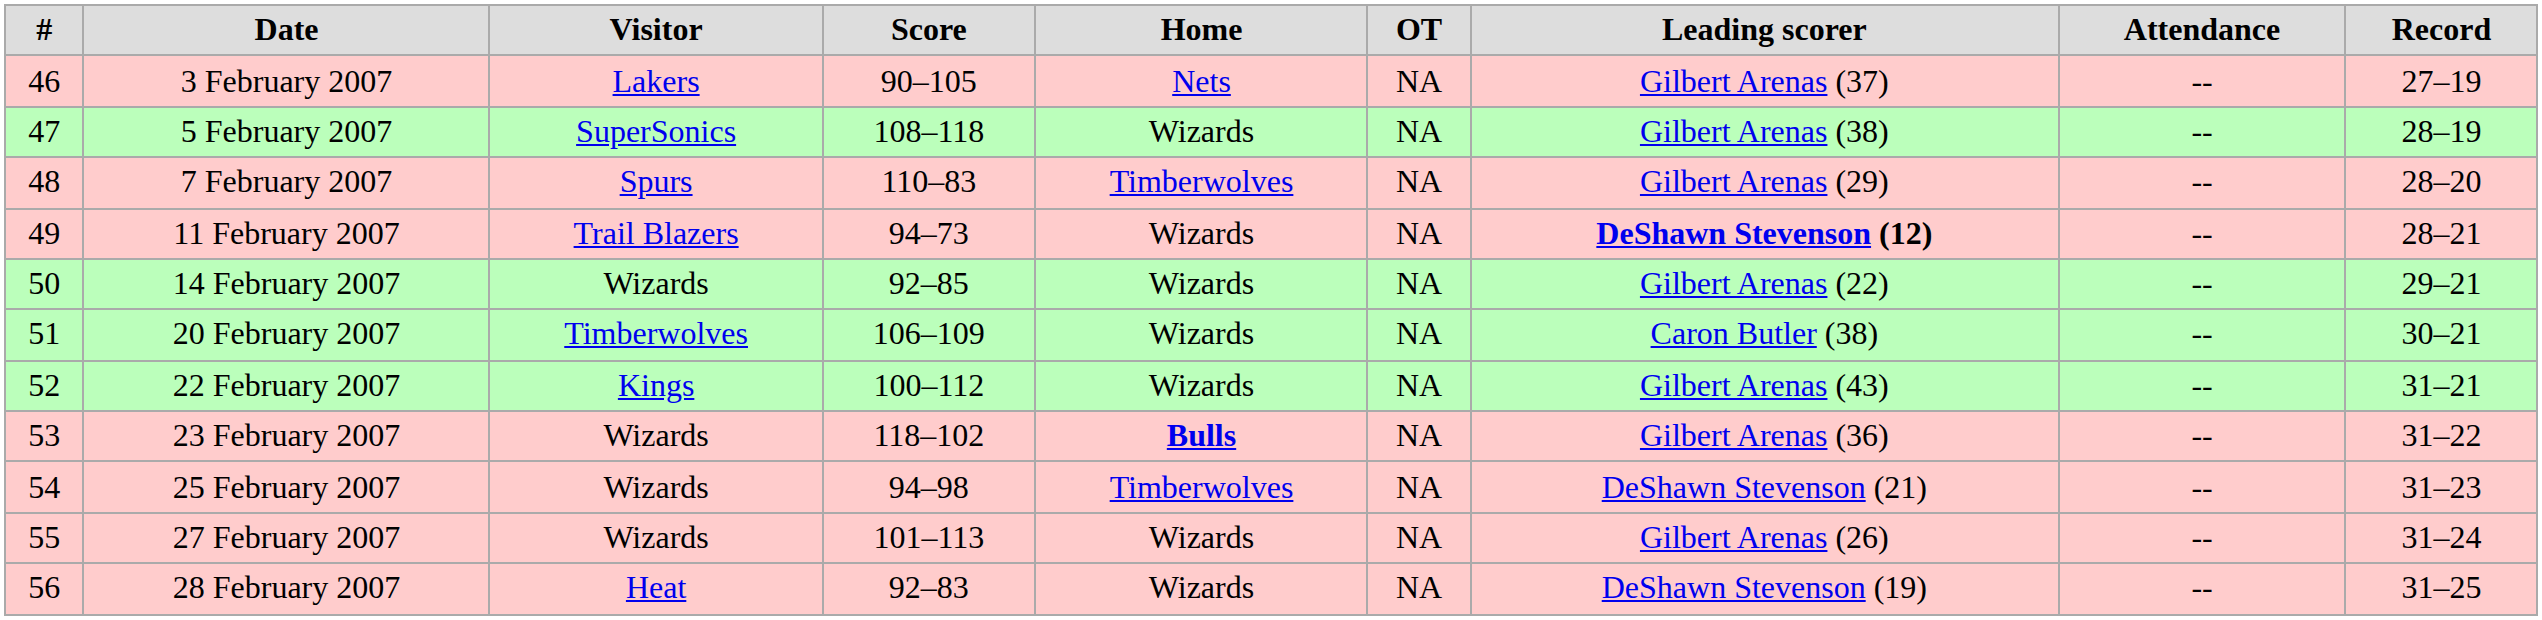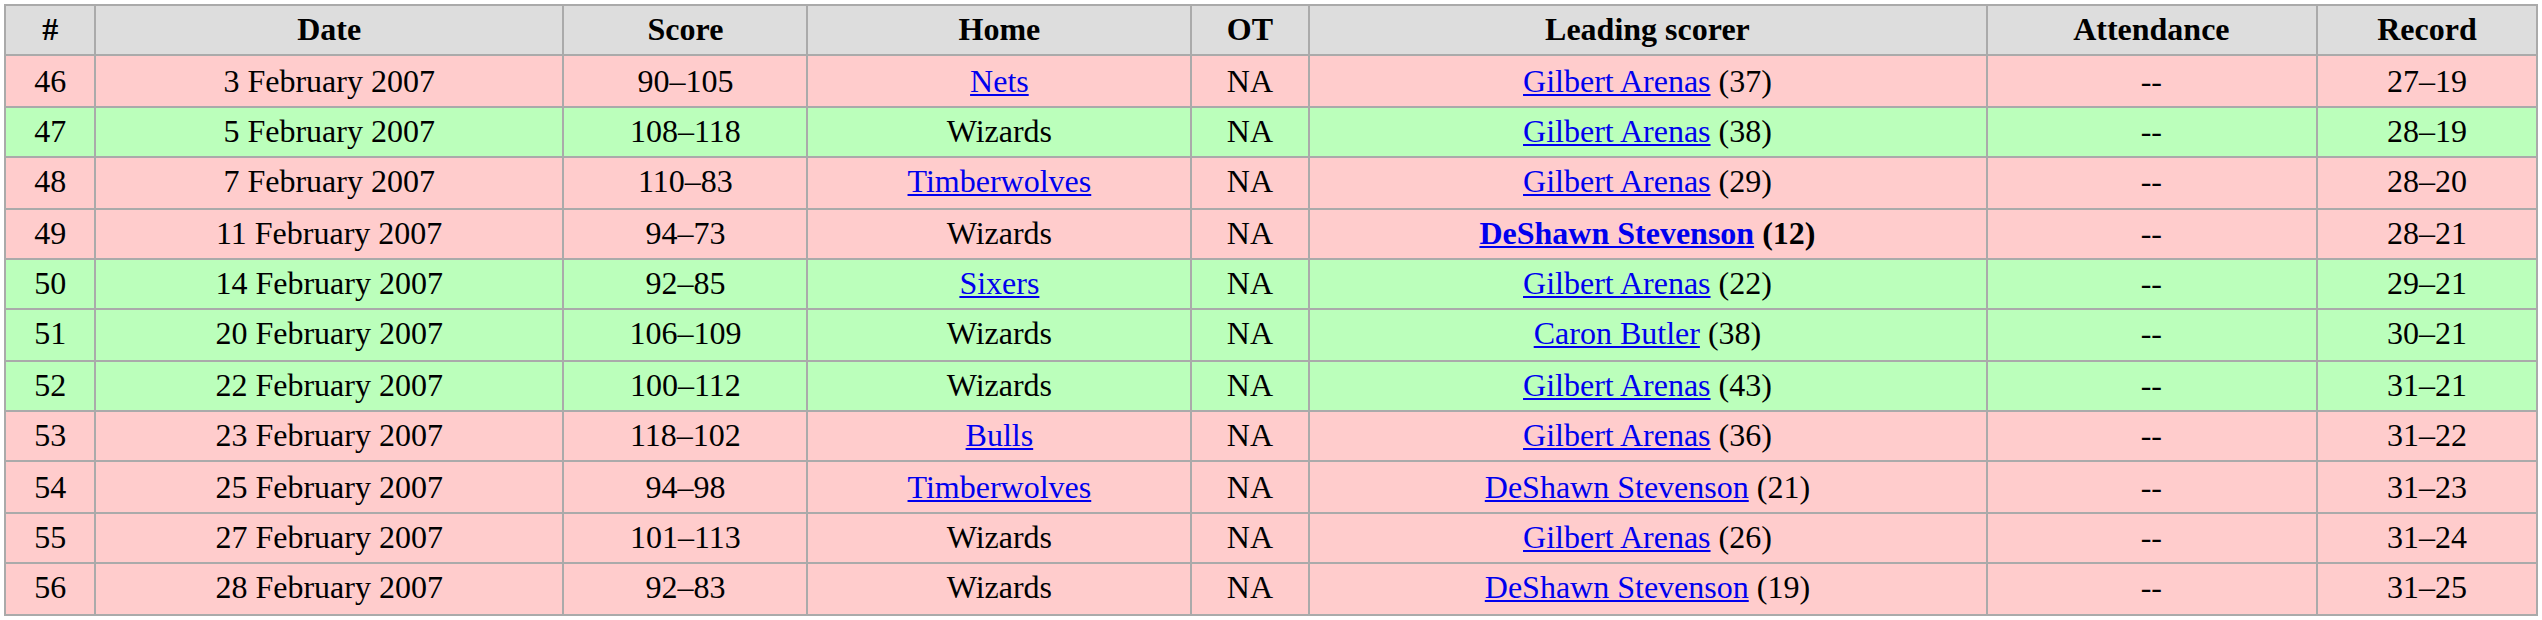- column: (656, 29)
(1202, 283) Wizards -> (999, 283) Sixers
(1202, 435) bold -> (999, 435) normal
